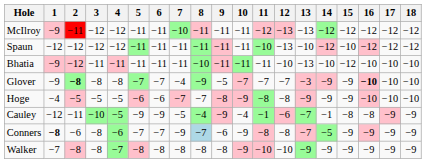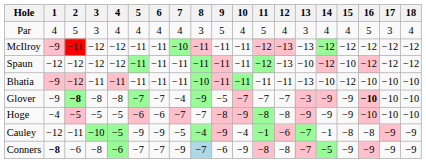+ row: (24, 30)
(263, 47) −10 -> (263, 64) −12
(285, 64) −10 -> (285, 81) −11
- row: (22, 150)
